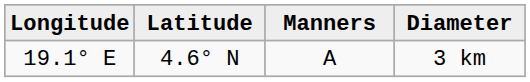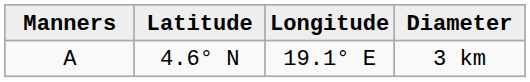columns swapped: (330, 23) <-> (70, 23)
